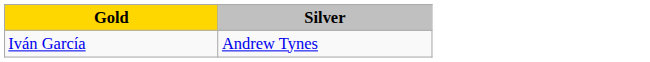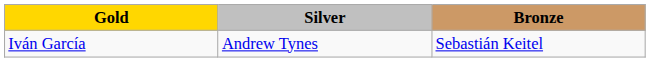+ column: (539, 17)
